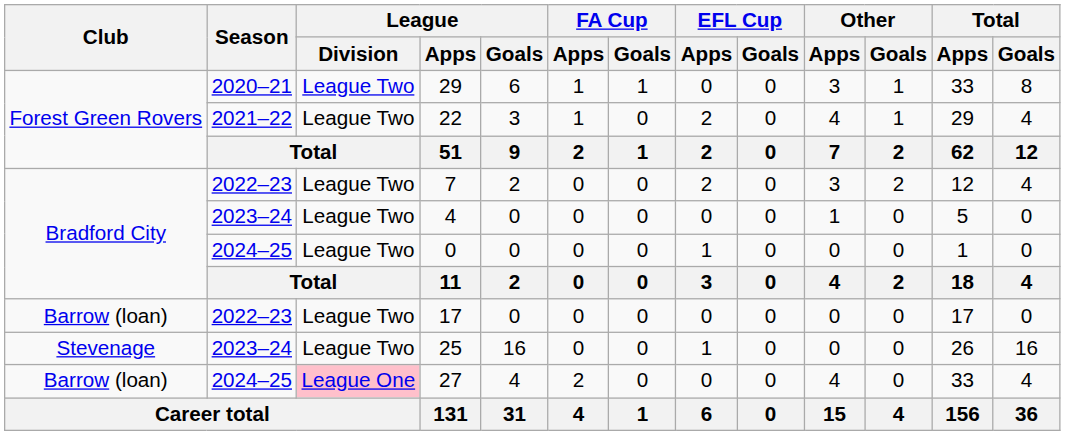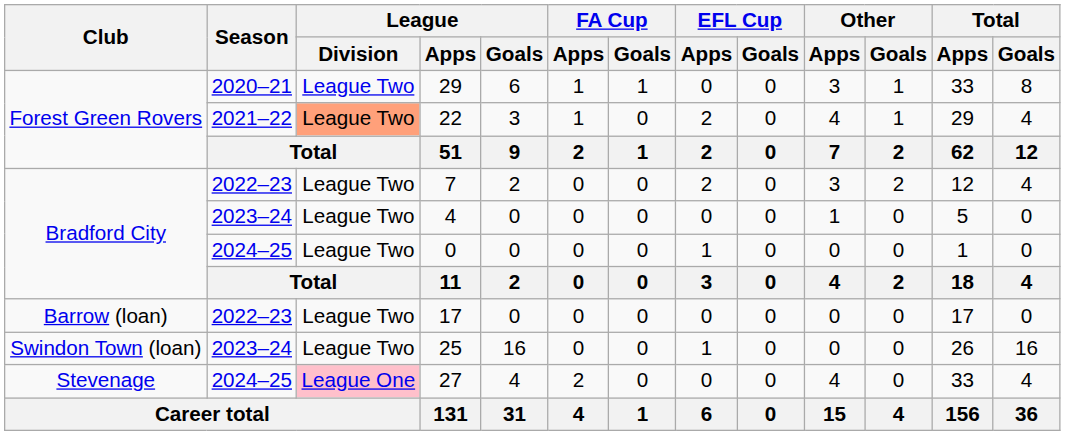(358, 119) no background -> (358, 119) lightsalmon background
(106, 348) Stevenage -> (106, 348) Swindon Town (loan)
(106, 380) Barrow (loan) -> (106, 380) Stevenage
